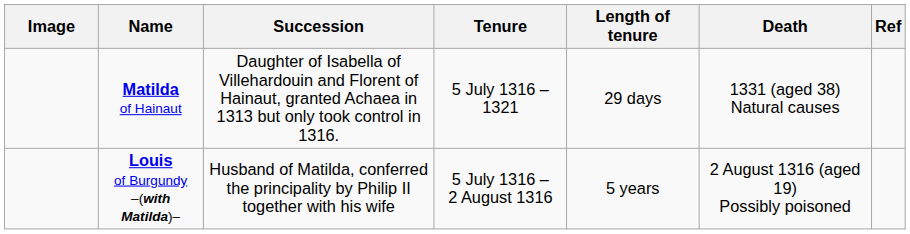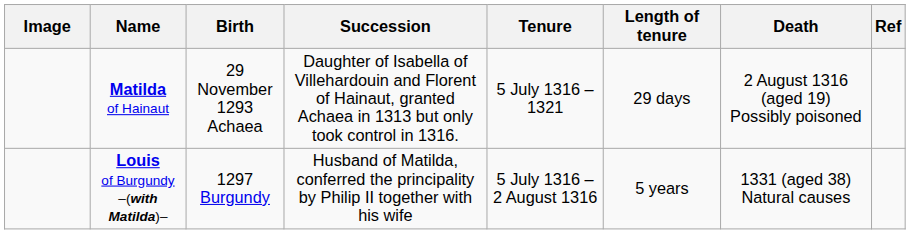+ column: (235, 26)
(785, 98) 1331 (aged 38) Natural causes -> (796, 98) 2 August 1316 (aged 19) Possibly poisoned
(785, 188) 2 August 1316 (aged 19) Possibly poisoned -> (796, 188) 1331 (aged 38) Natural causes
